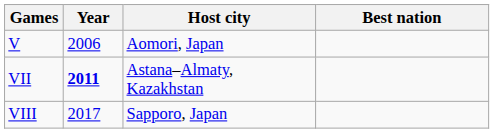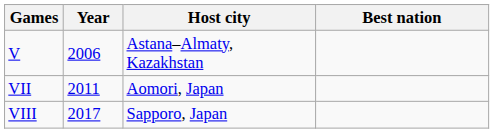(175, 43) Aomori, Japan -> (180, 52) Astana–Almaty, Kazakhstan
(83, 79) bold -> (84, 88) normal
(180, 79) Astana–Almaty, Kazakhstan -> (175, 88) Aomori, Japan
